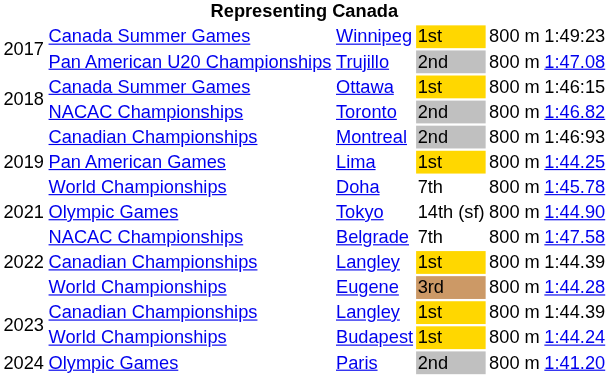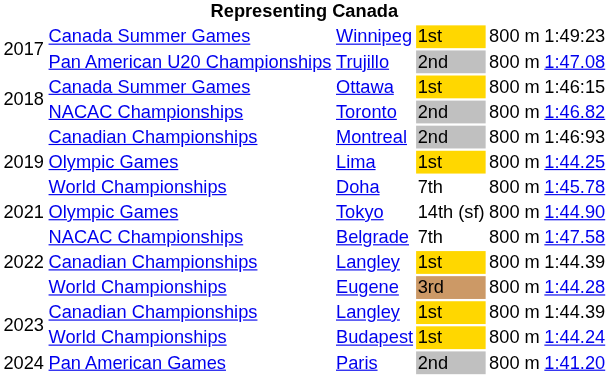(137, 162) Pan American Games -> (113, 162) Olympic Games
(113, 362) Olympic Games -> (137, 362) Pan American Games
